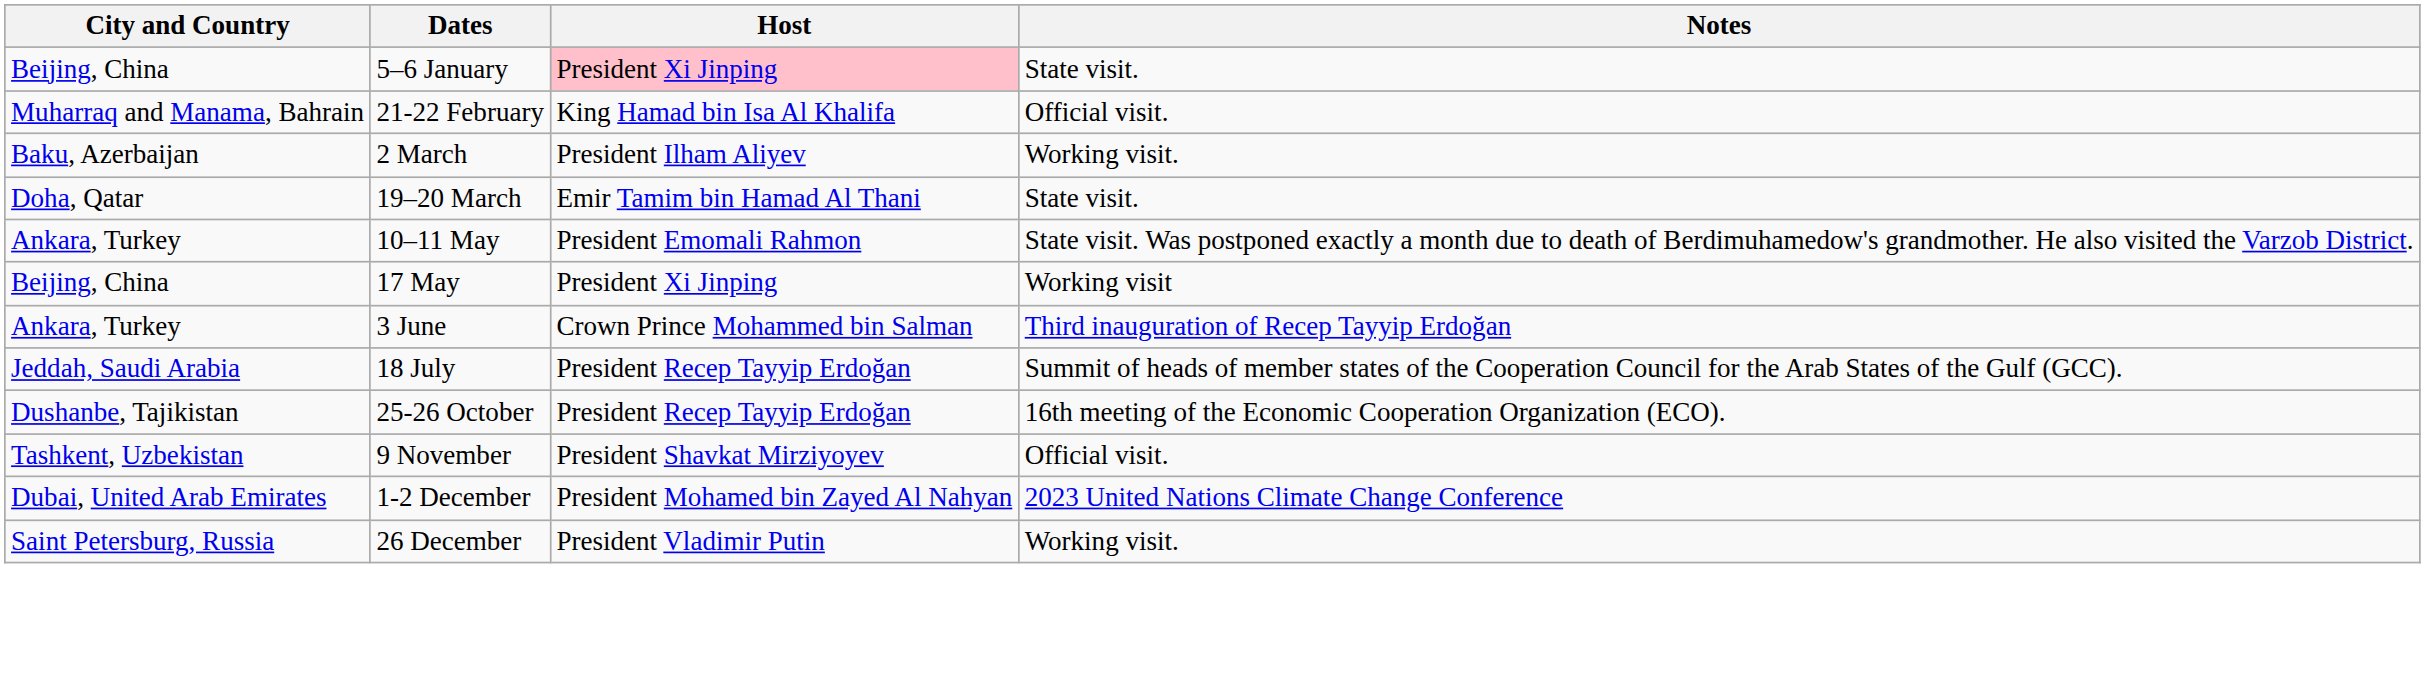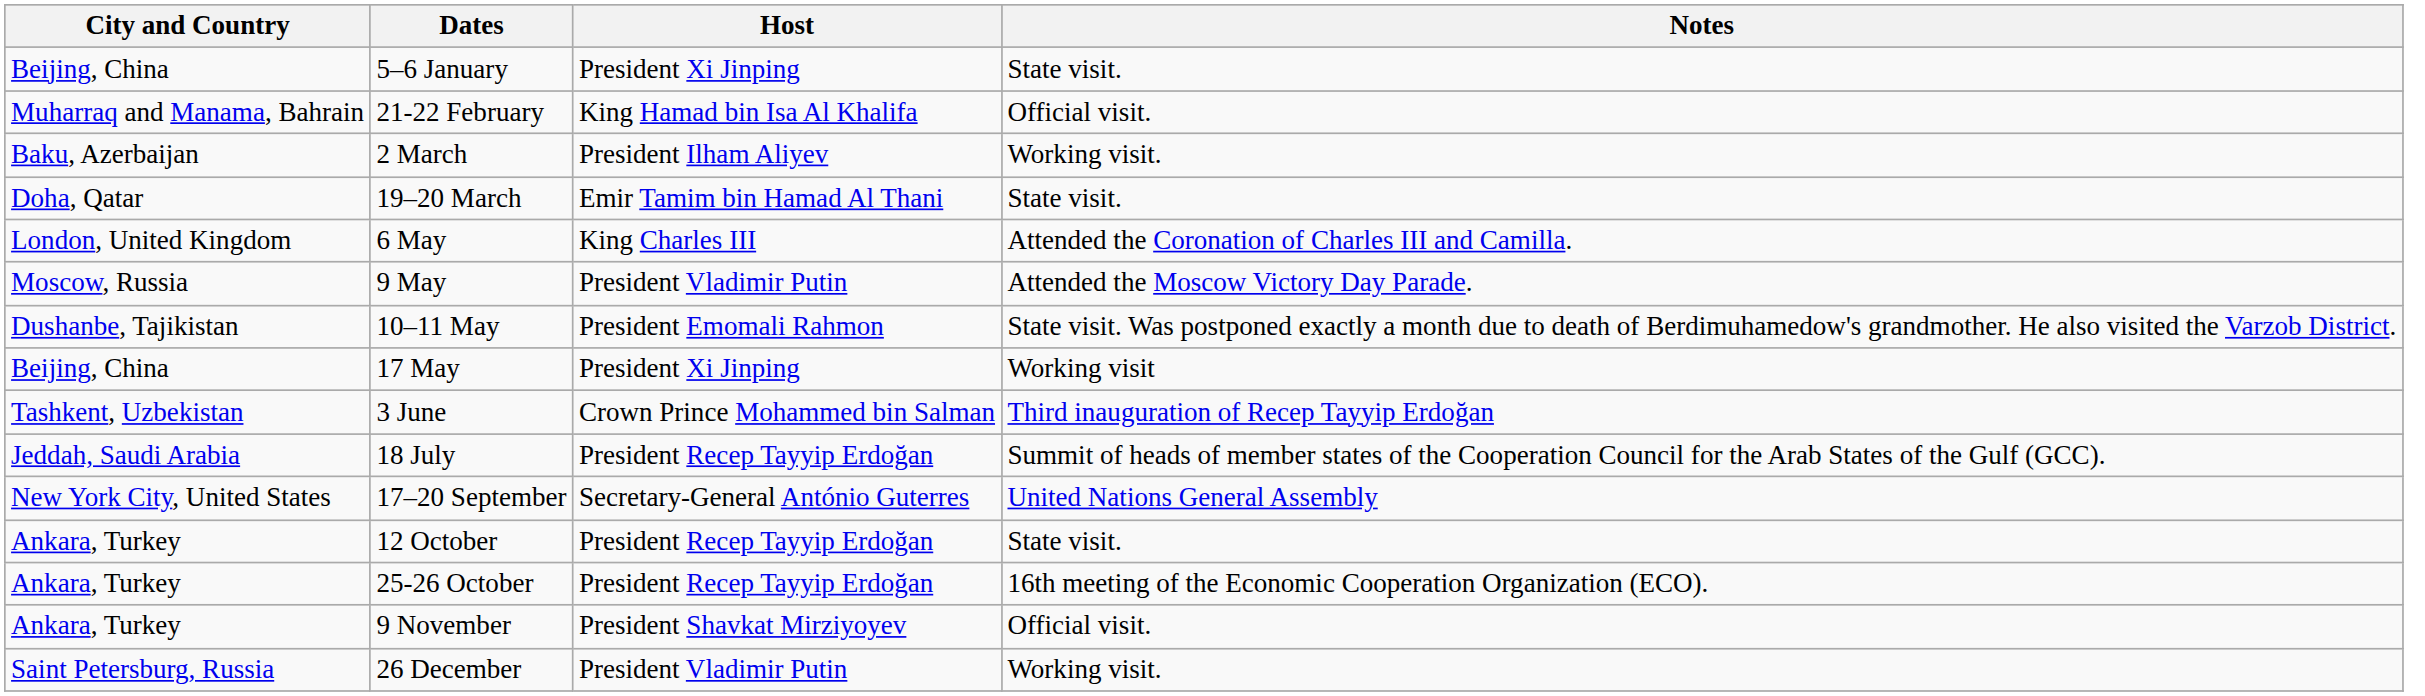(667, 68) pink background -> (689, 68) no background
+ row: (411, 240)
+ row: (411, 283)
(96, 240) Ankara, Turkey -> (125, 326) Dushanbe, Tajikistan
(96, 326) Ankara, Turkey -> (127, 411) Tashkent, Uzbekistan
+ row: (471, 497)
+ row: (437, 540)
(125, 411) Dushanbe, Tajikistan -> (96, 583) Ankara, Turkey
(127, 454) Tashkent, Uzbekistan -> (96, 626) Ankara, Turkey
- row: (453, 497)
